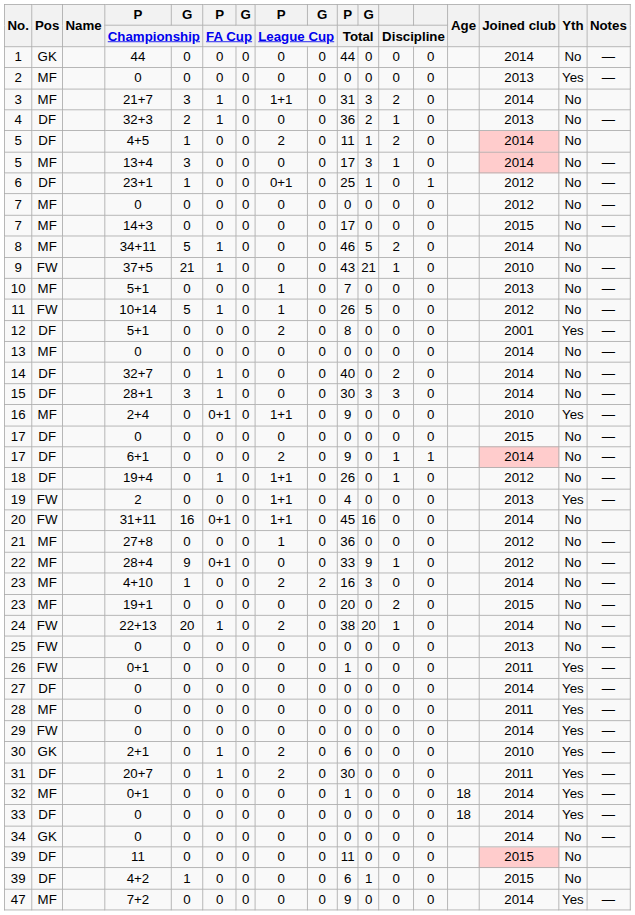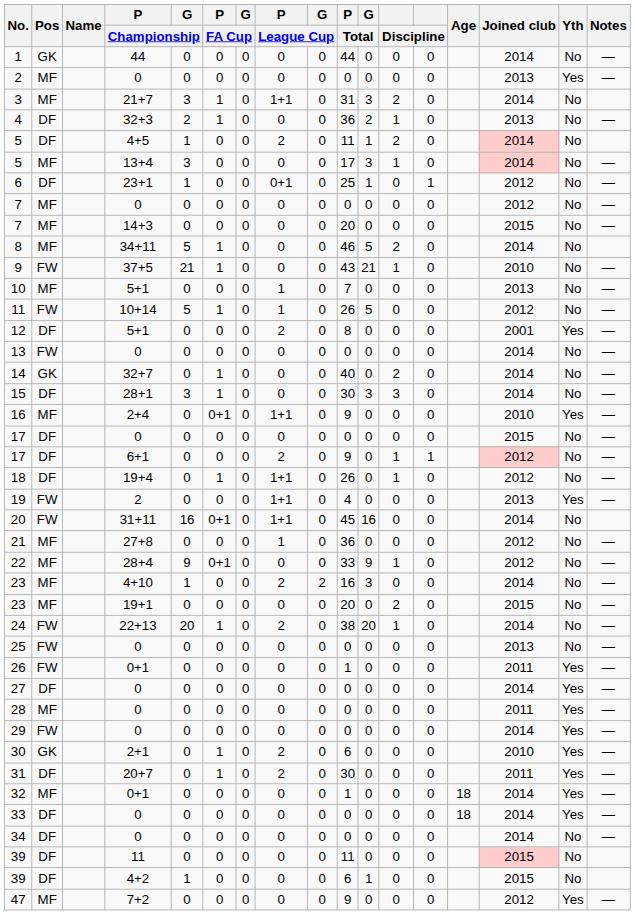(348, 225) 17 -> (348, 225) 20
(47, 352) MF -> (47, 352) FW
(47, 373) DF -> (47, 373) GK
(519, 457) 2014 -> (519, 457) 2012
(47, 836) GK -> (47, 836) DF
(519, 899) 2014 -> (519, 899) 2012
